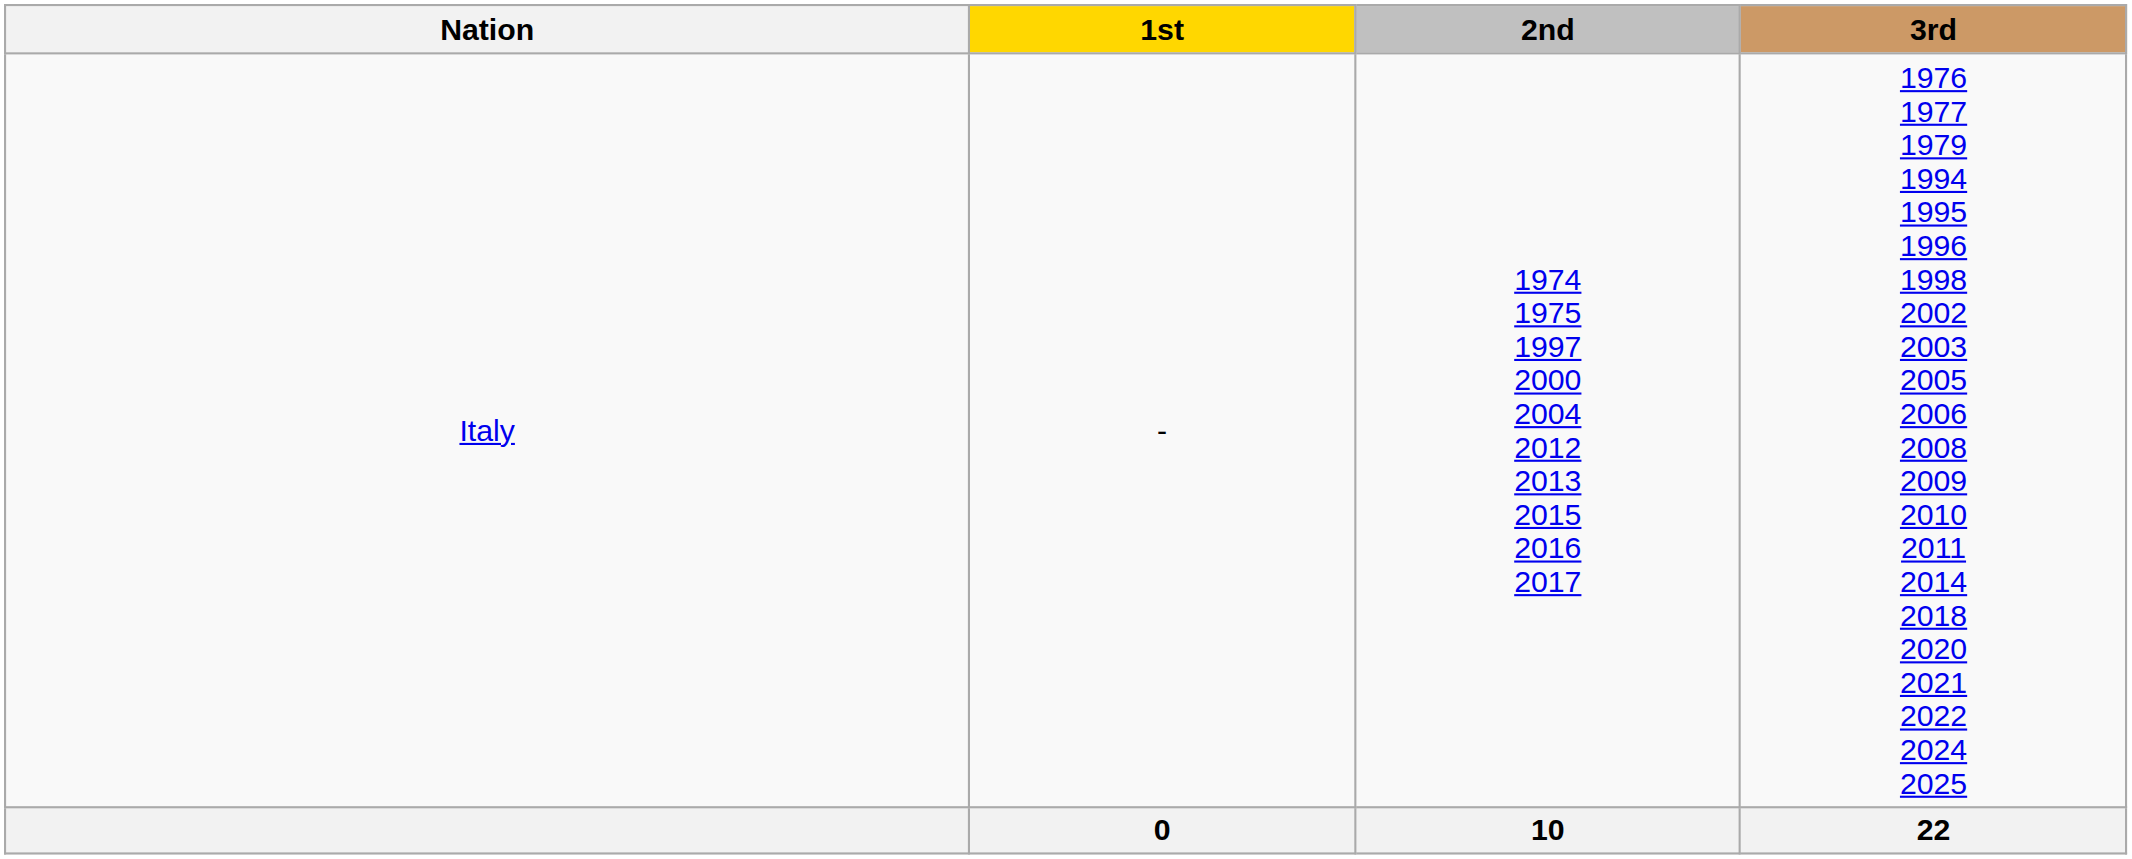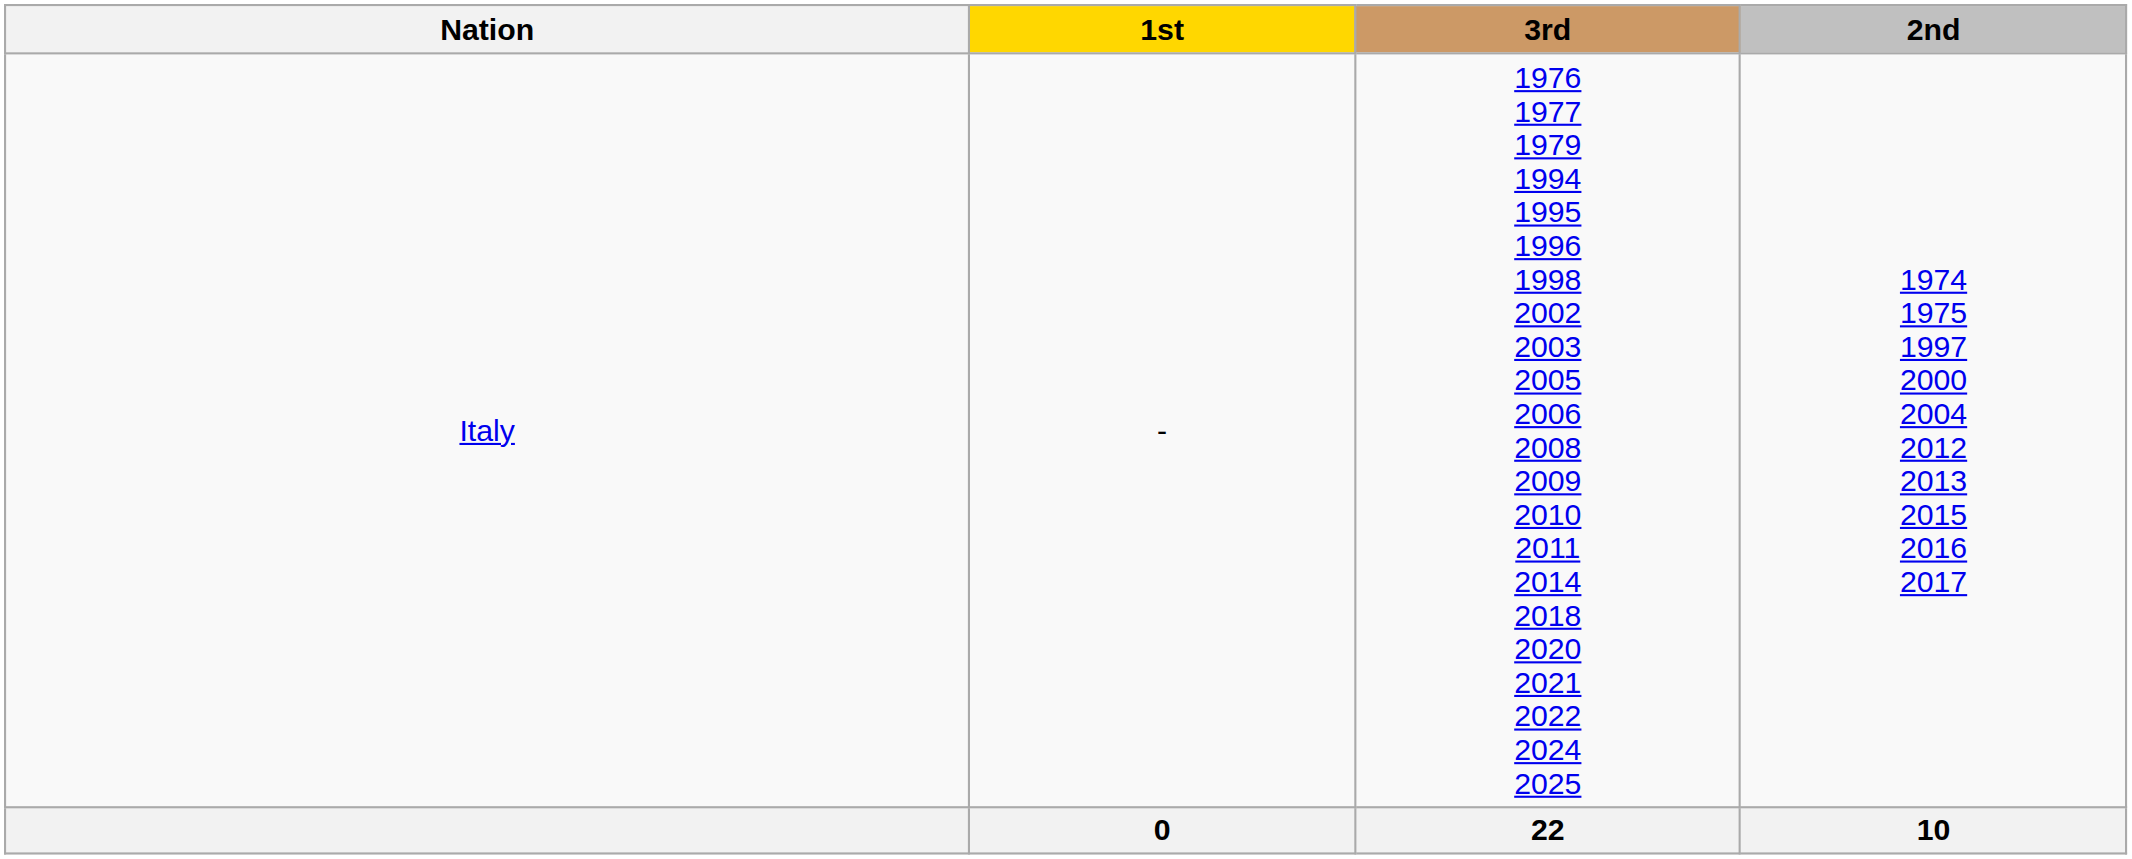columns swapped: (1548, 29) <-> (1934, 29)
